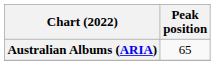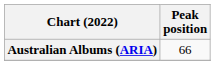(185, 49) 65 -> (185, 49) 66
